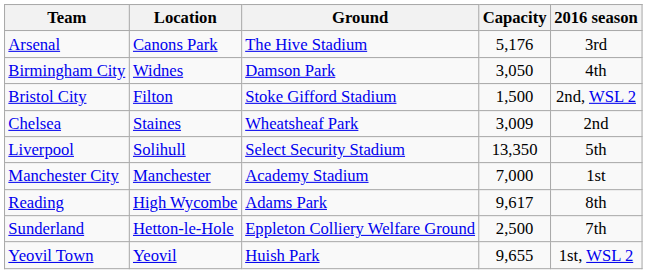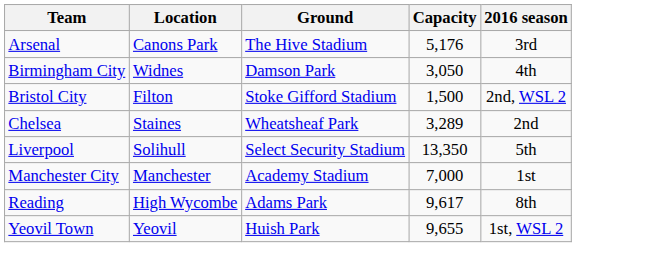(515, 123) 3,009 -> (445, 123) 3,289
- row: (46, 228)
